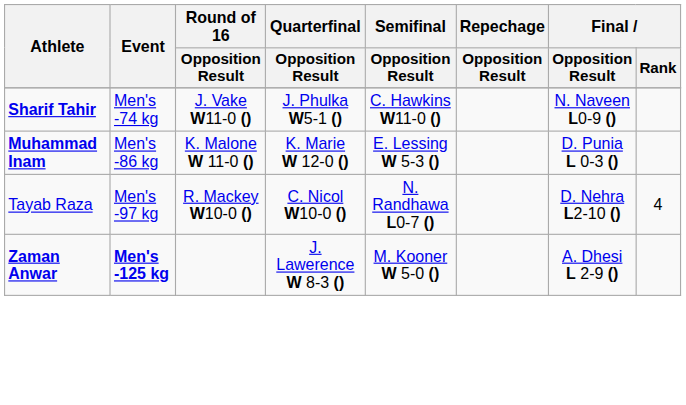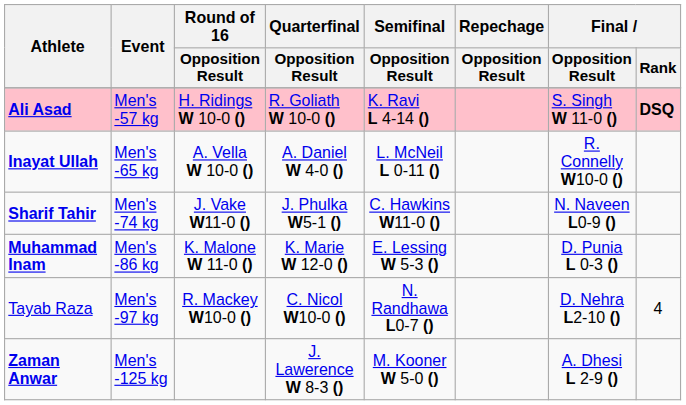+ row: (40, 110)
+ row: (53, 162)
(142, 266) bold -> (141, 369) normal
